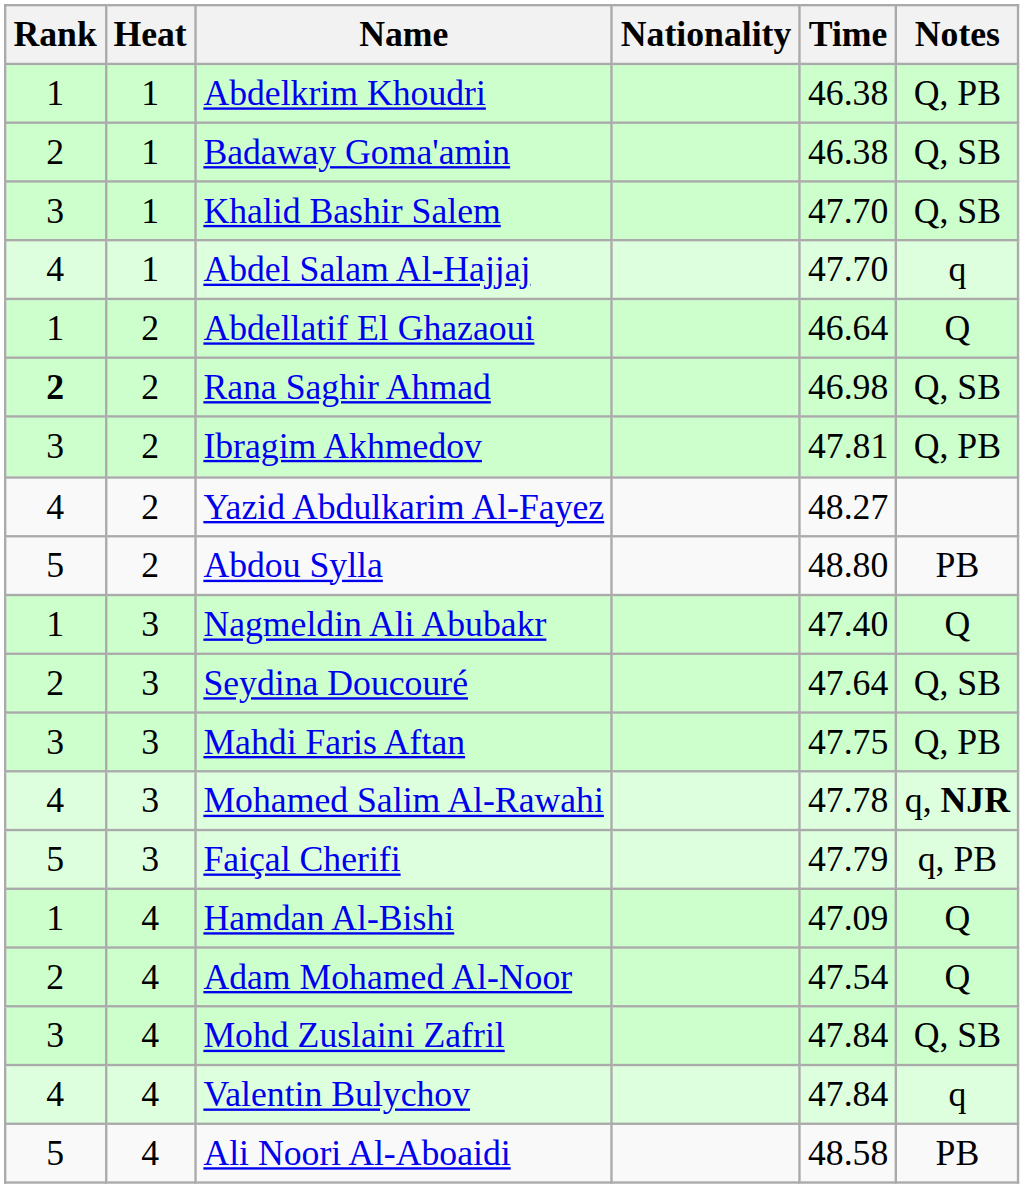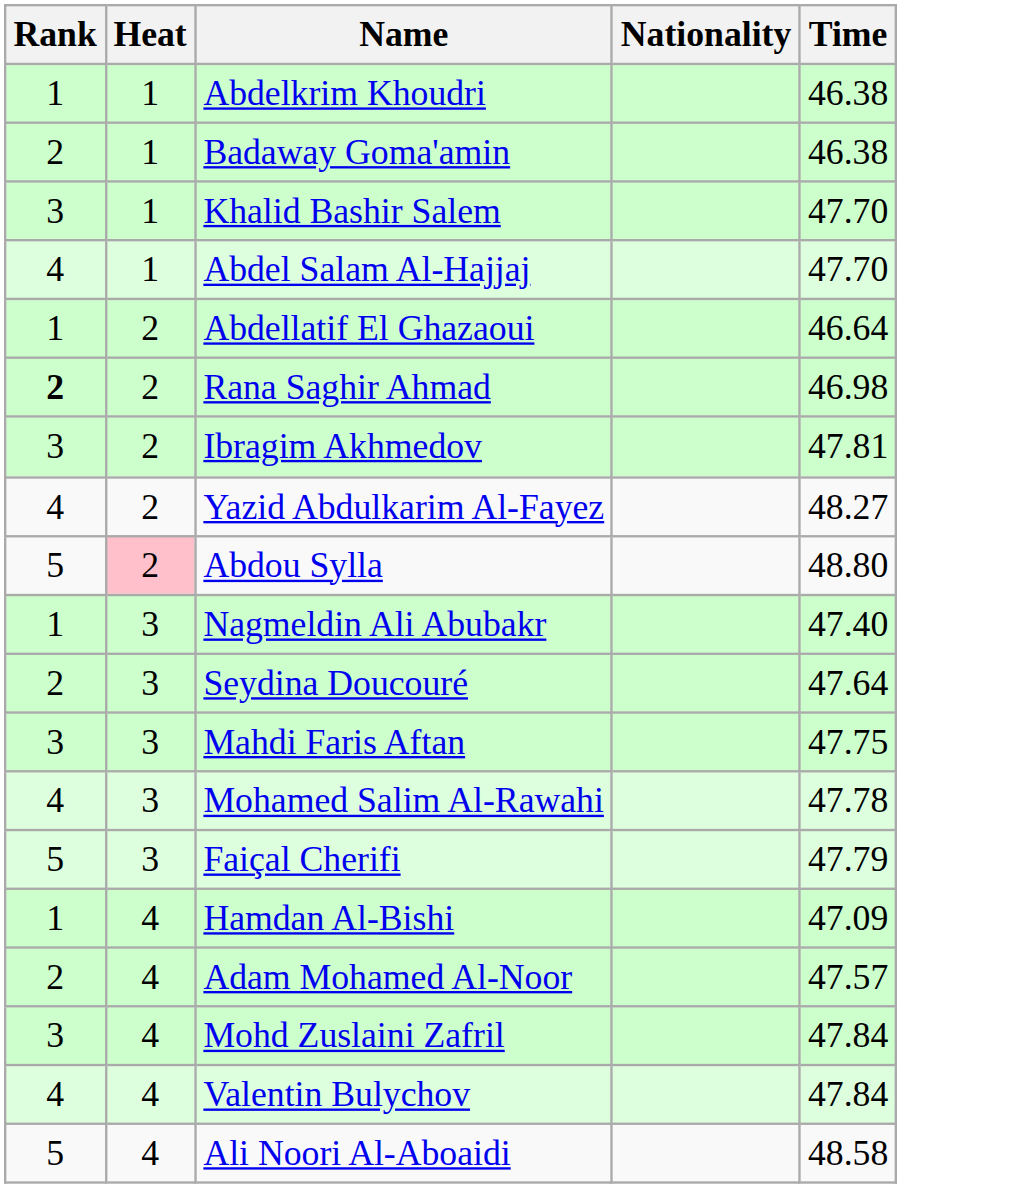- column: (957, 34)
(150, 564) no background -> (150, 564) pink background
(848, 976) 47.54 -> (848, 976) 47.57
